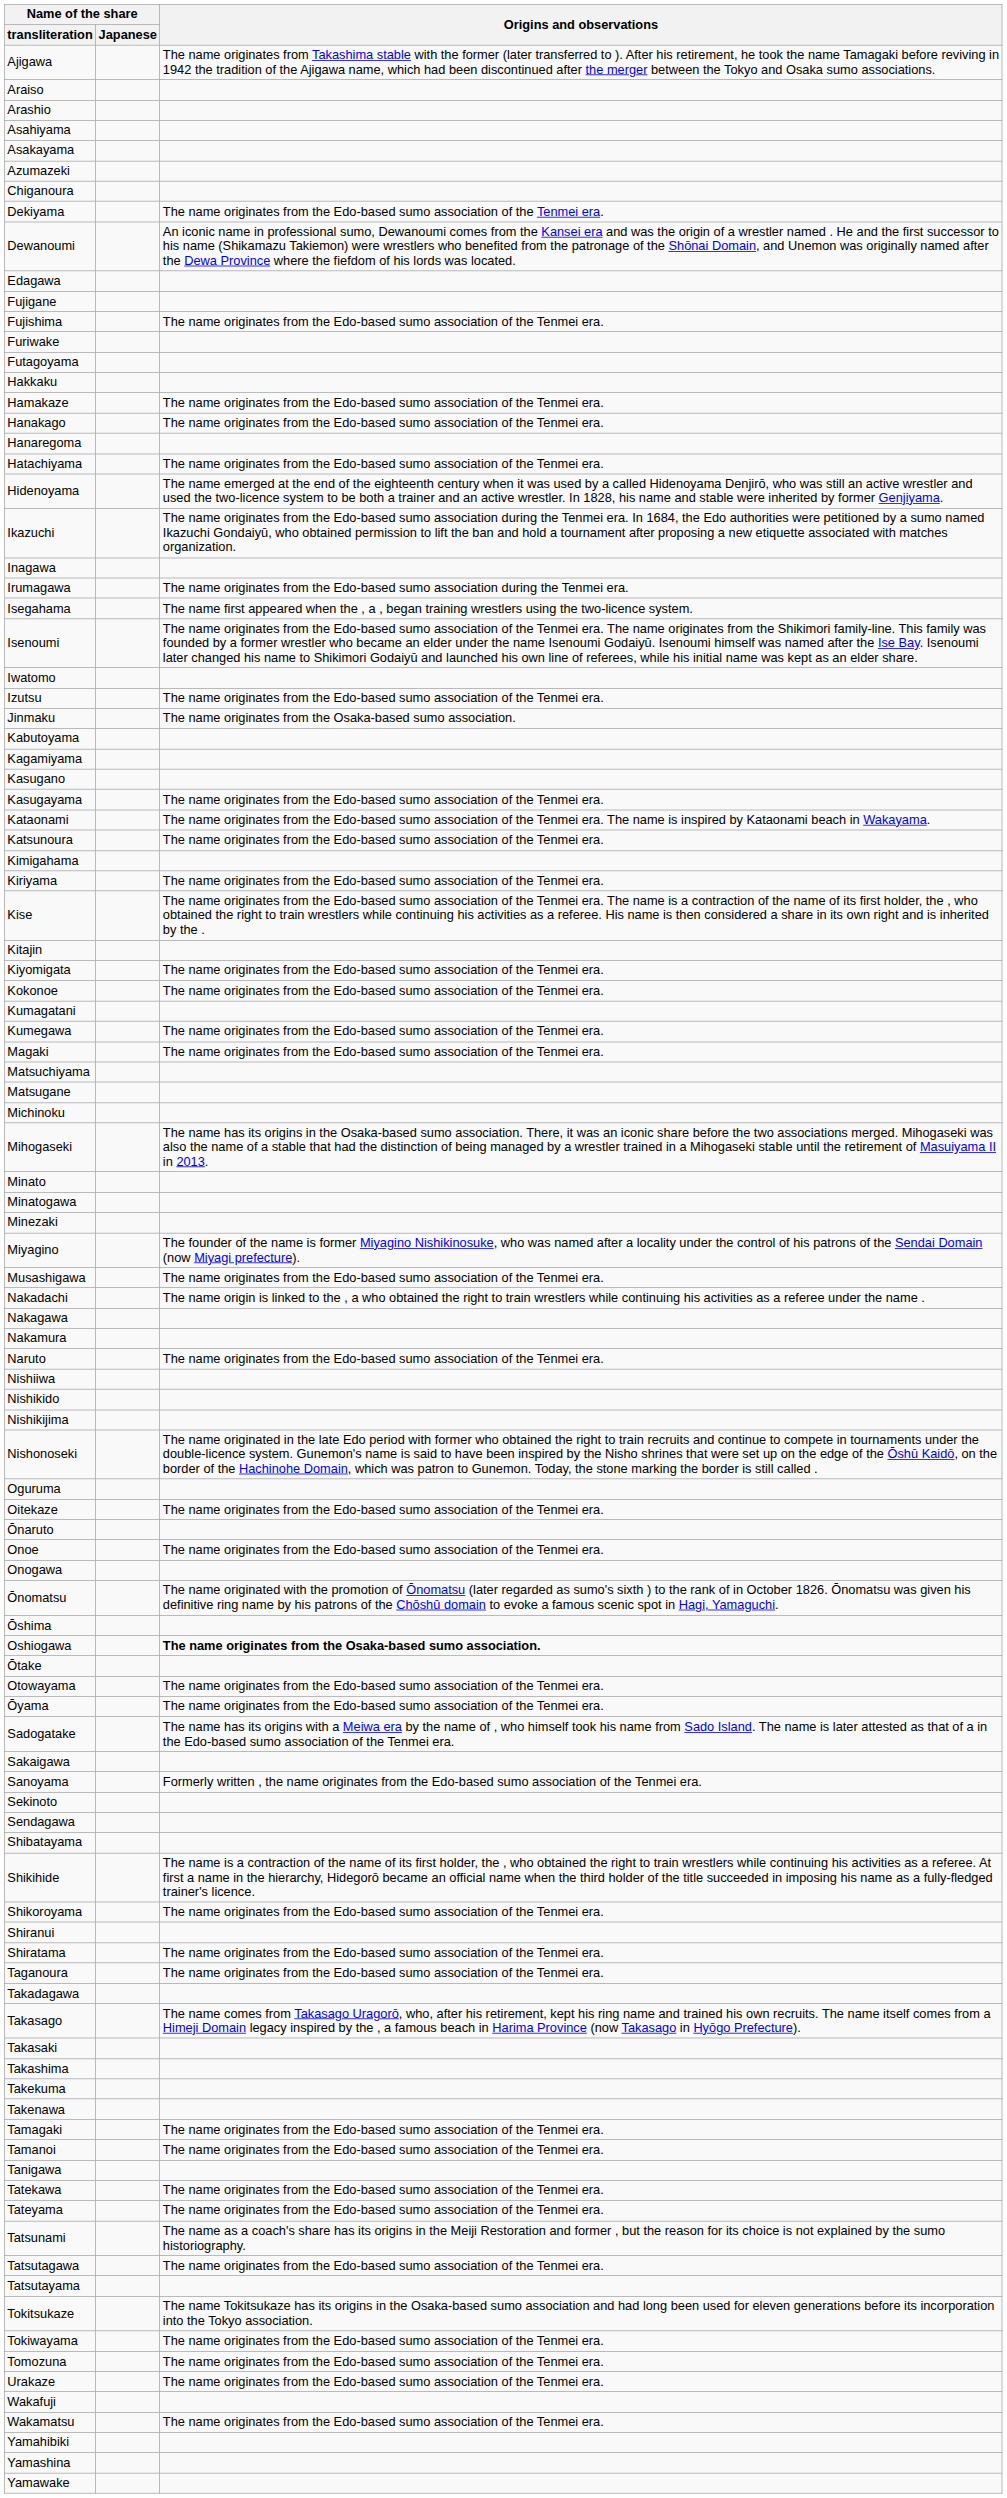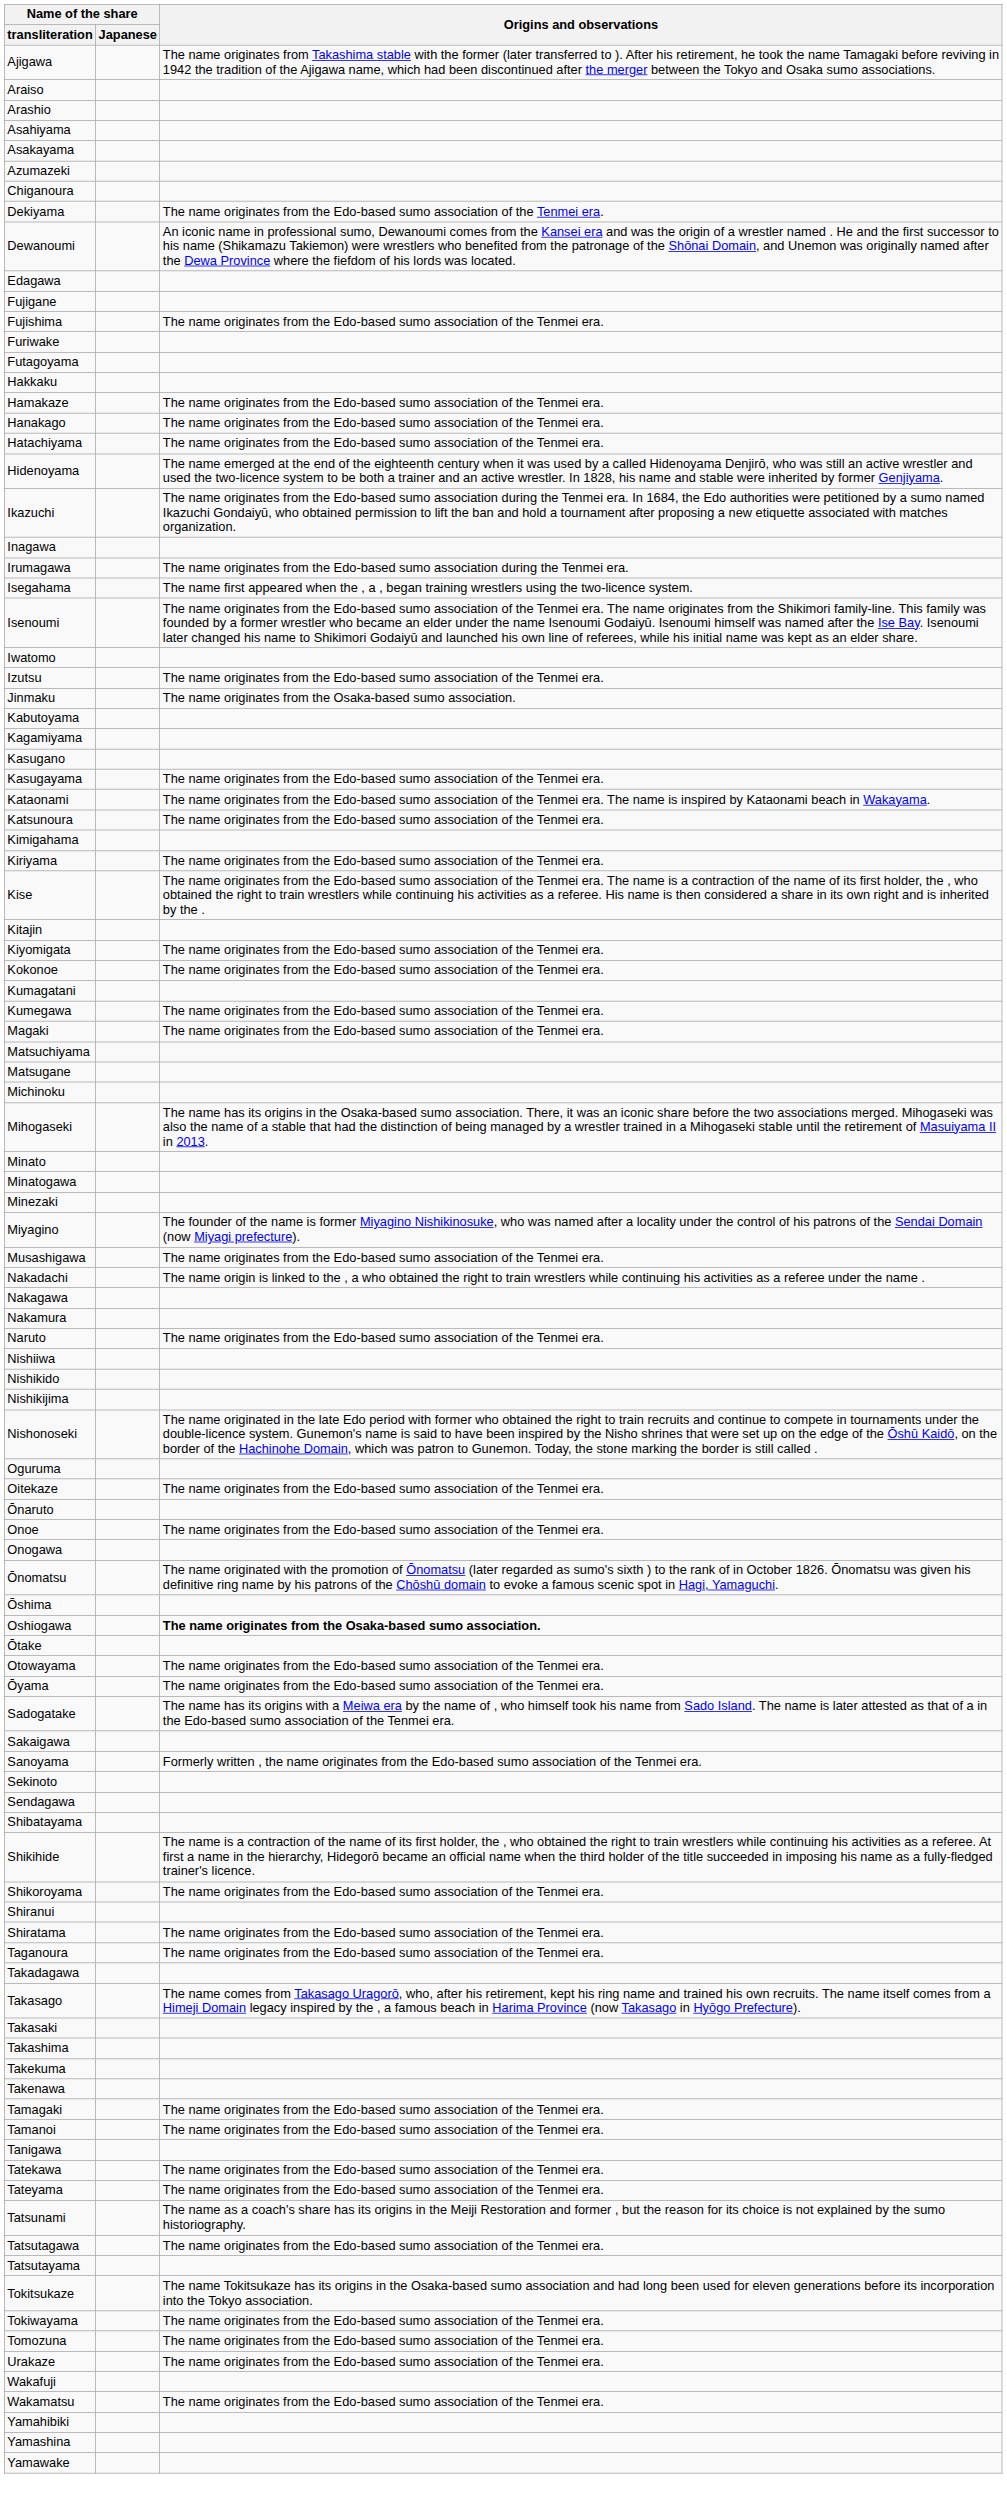- row: (44, 443)
